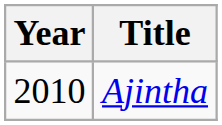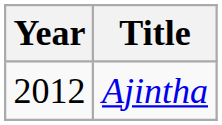(49, 90) 2010 -> (49, 90) 2012
